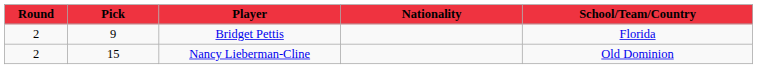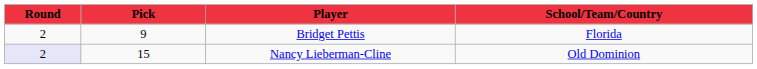- column: (432, 14)
(36, 53) no background -> (43, 53) lavender background
